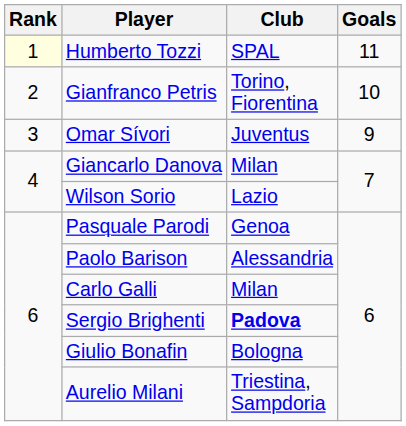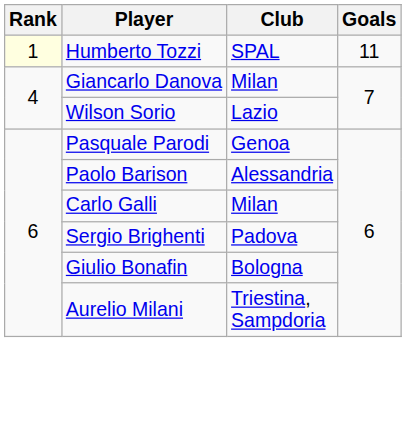- row: (141, 92)
- row: (118, 134)
(266, 320) bold -> (264, 236) normal
